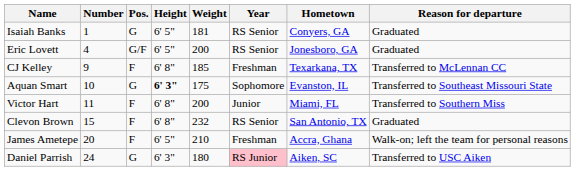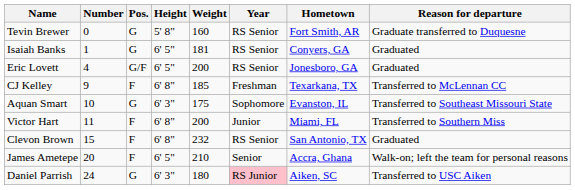+ row: (38, 31)
(166, 85) bold -> (164, 103) normal
(254, 139) Freshman -> (247, 157) Senior
